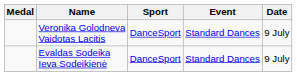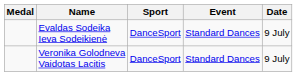rows swapped: (74, 59) <-> (82, 33)
